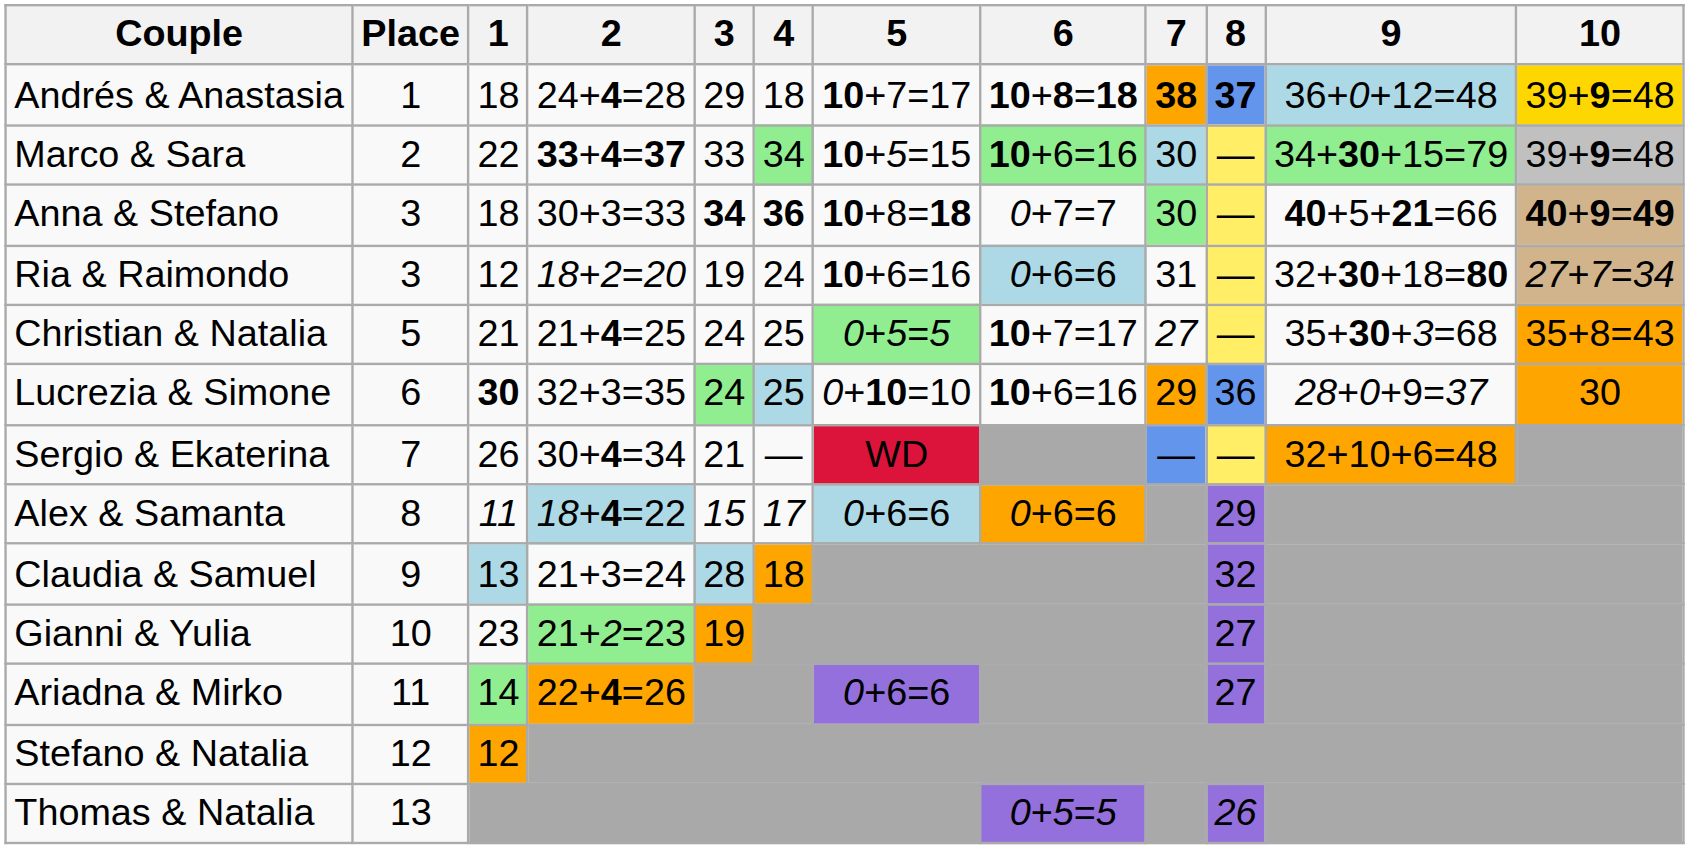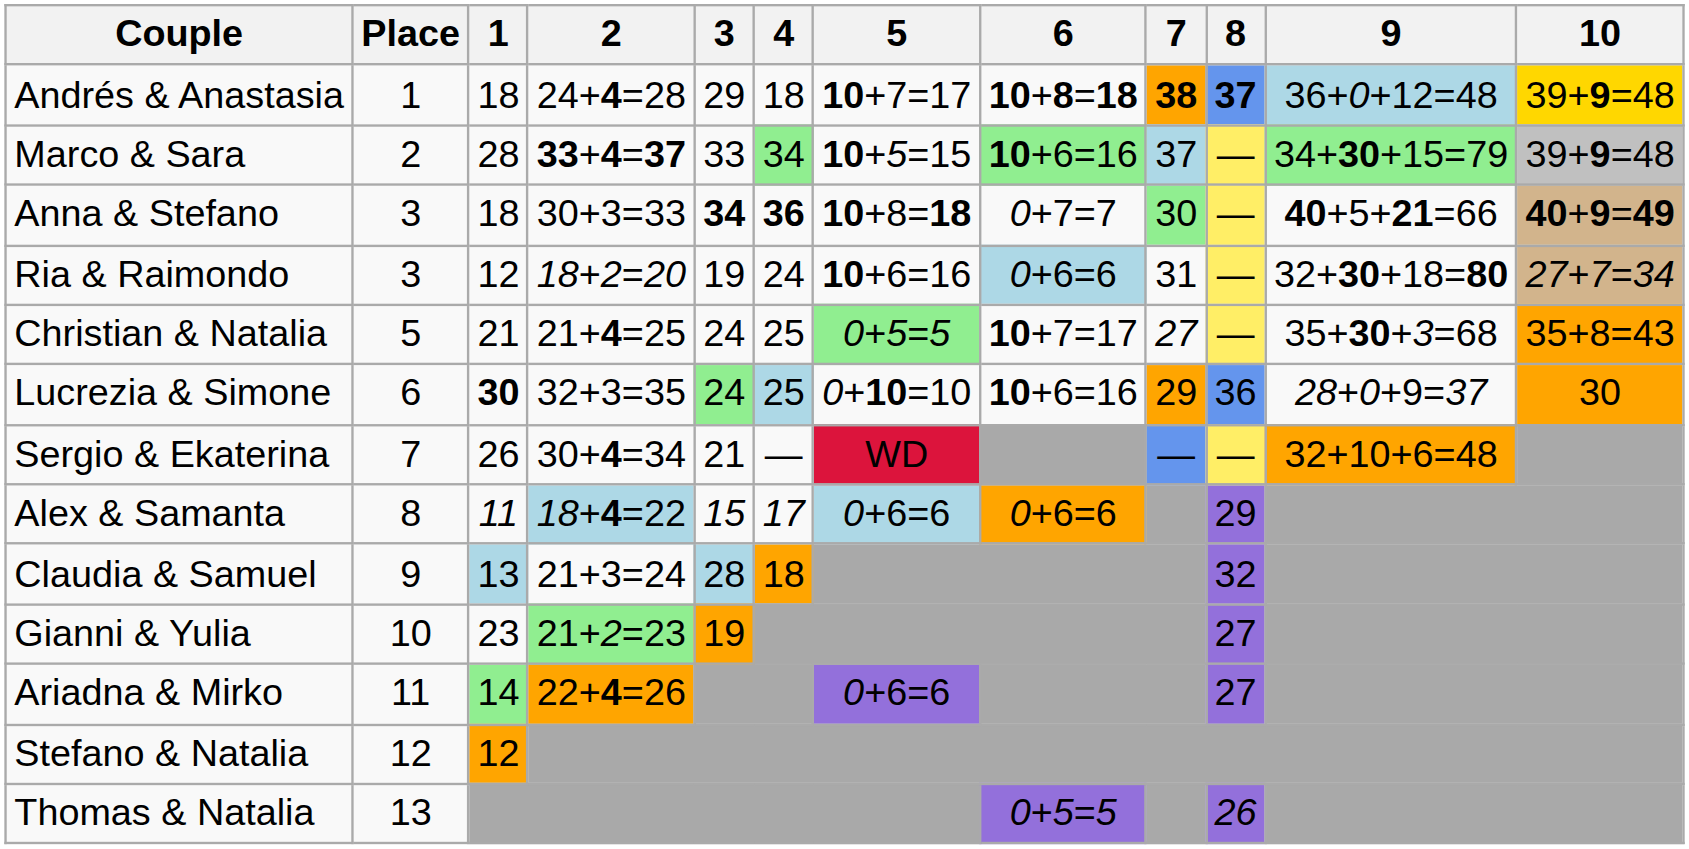(498, 154) 22 -> (498, 154) 28
(1176, 154) 30 -> (1176, 154) 37
